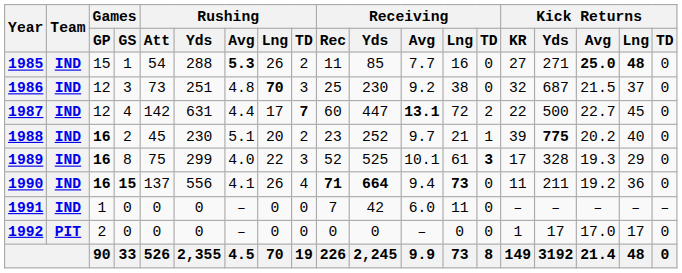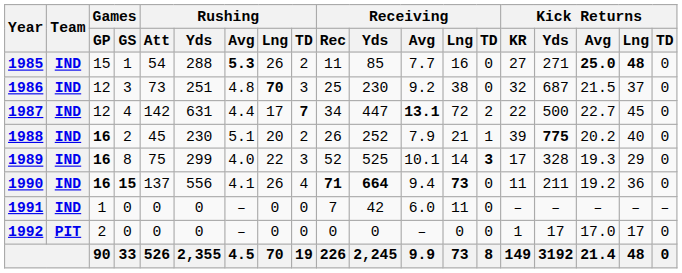(333, 112) 60 -> (333, 112) 34
(333, 136) 23 -> (333, 136) 26
(422, 136) 9.7 -> (422, 136) 7.9
(460, 160) 61 -> (460, 160) 14
